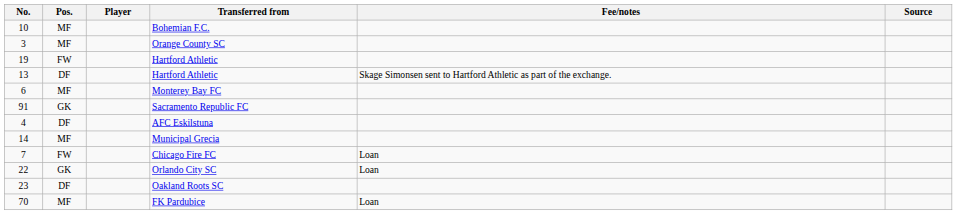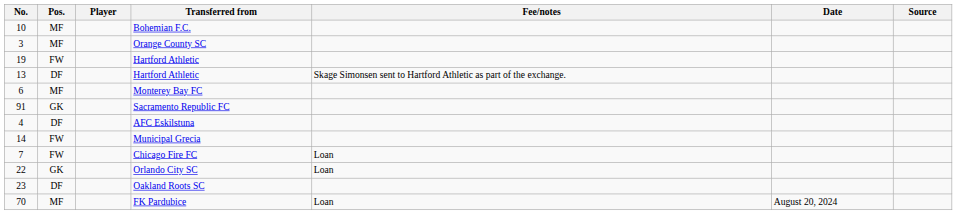+ column: (833, 12)
(64, 138) MF -> (57, 138) FW
